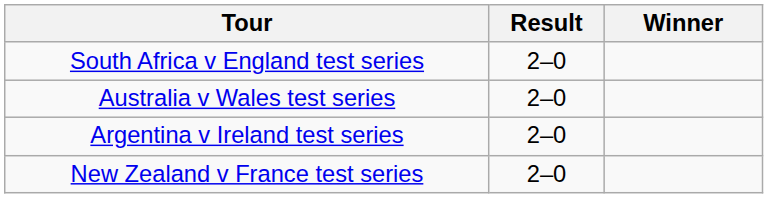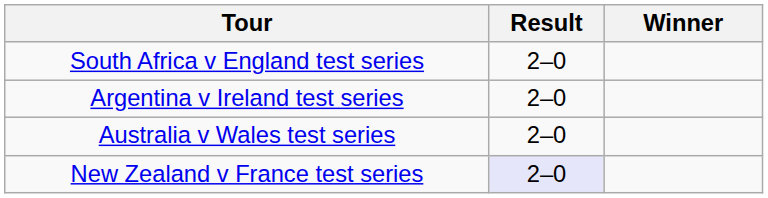rows swapped: (247, 98) <-> (247, 135)
(547, 173) no background -> (547, 173) lavender background
